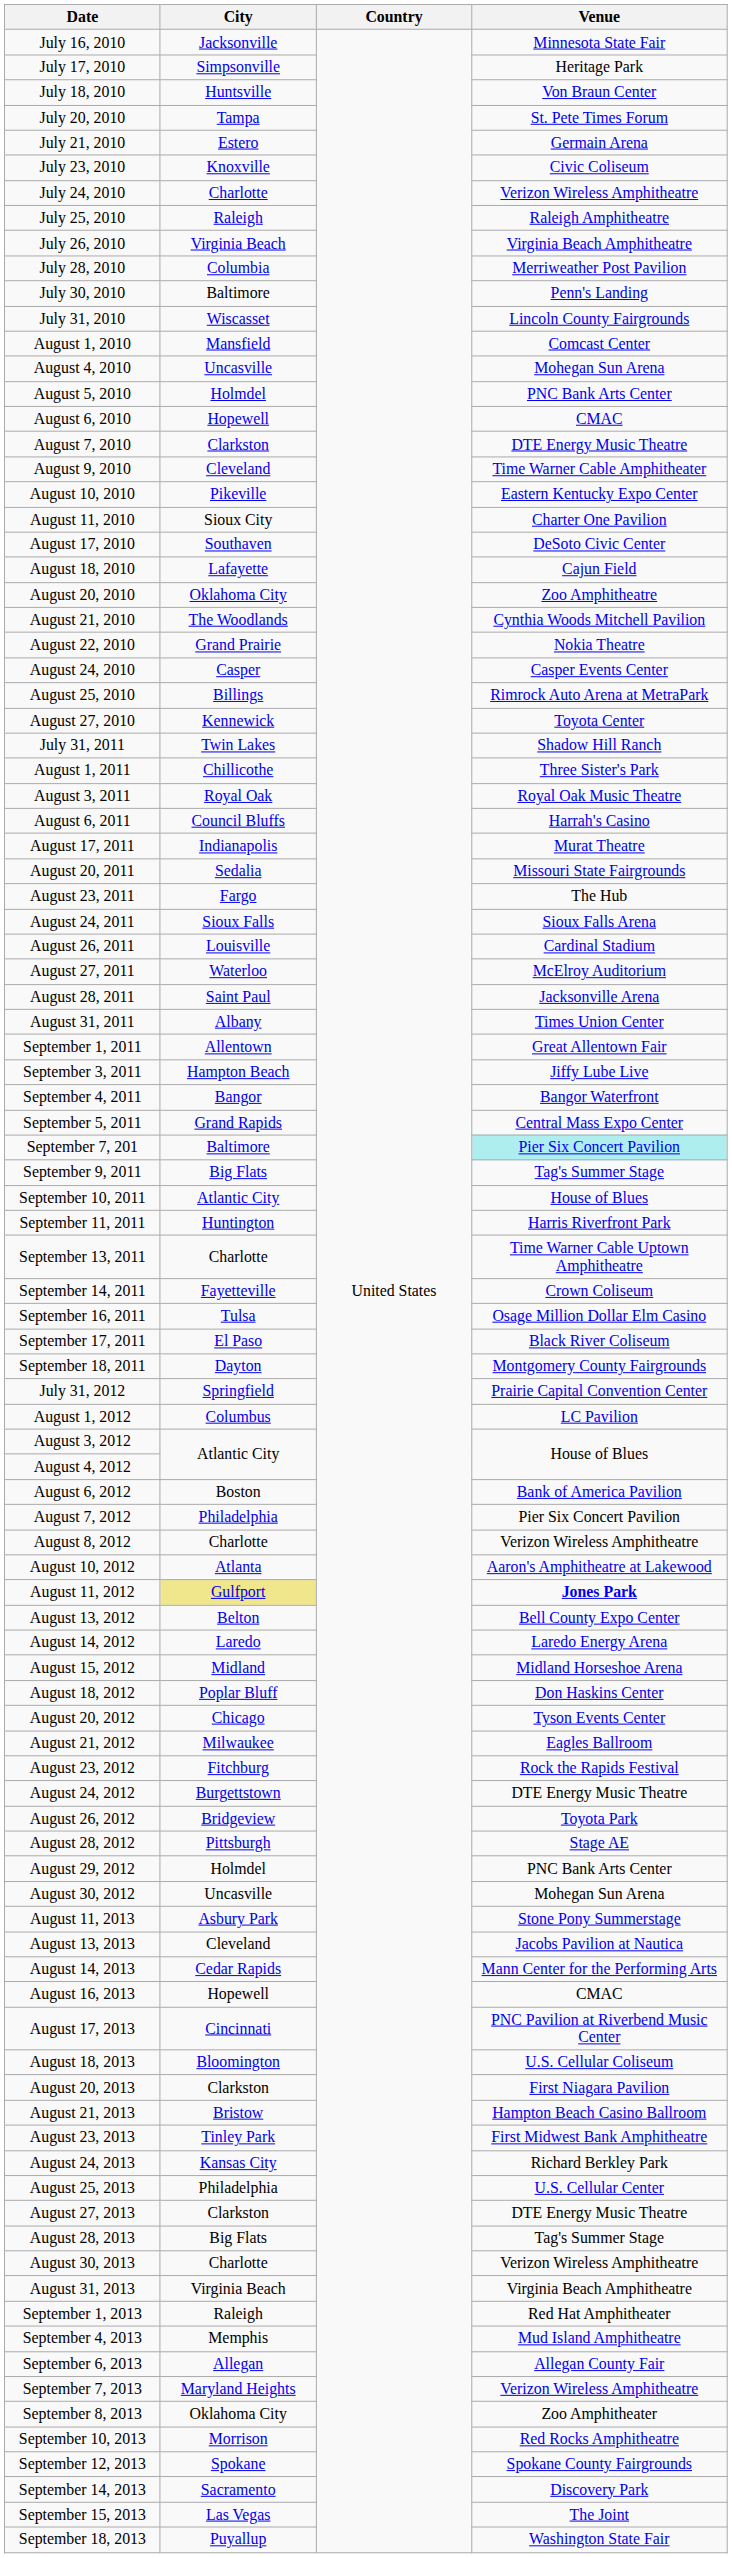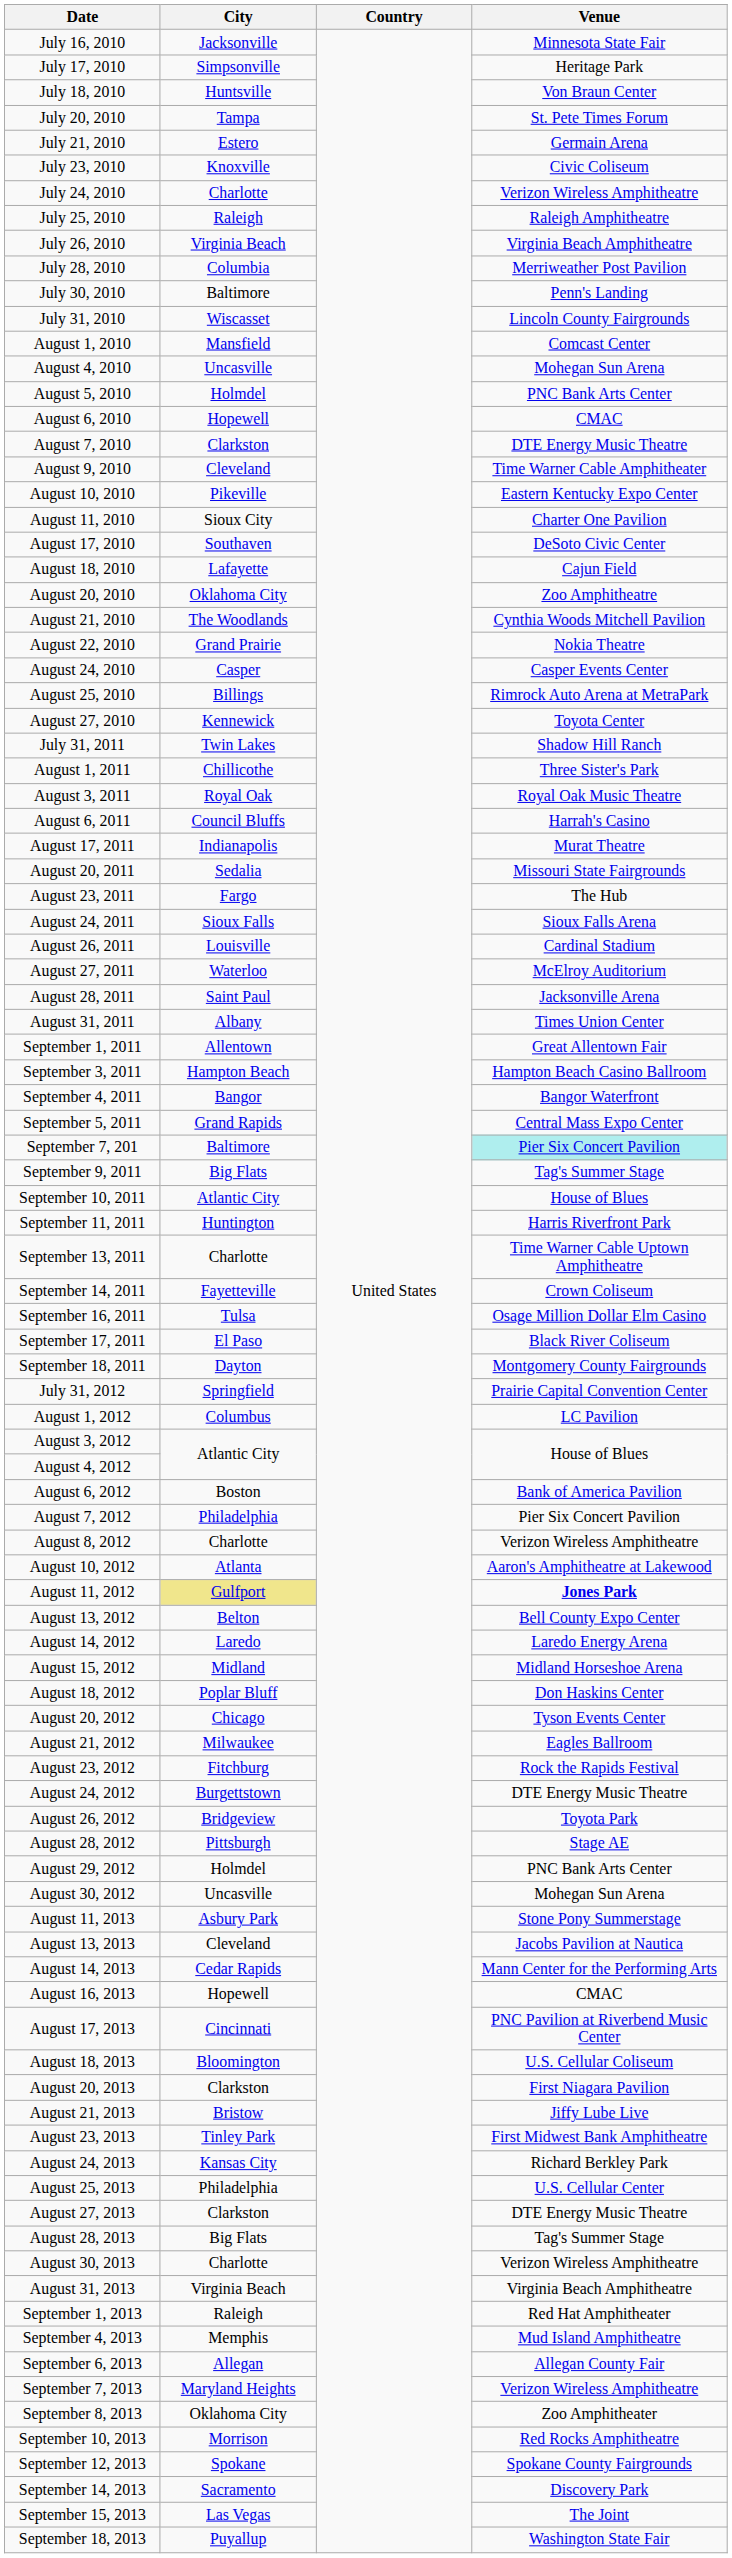(599, 1072) Jiffy Lube Live -> (599, 1072) Hampton Beach Casino Ballroom
(599, 2112) Hampton Beach Casino Ballroom -> (599, 2112) Jiffy Lube Live
